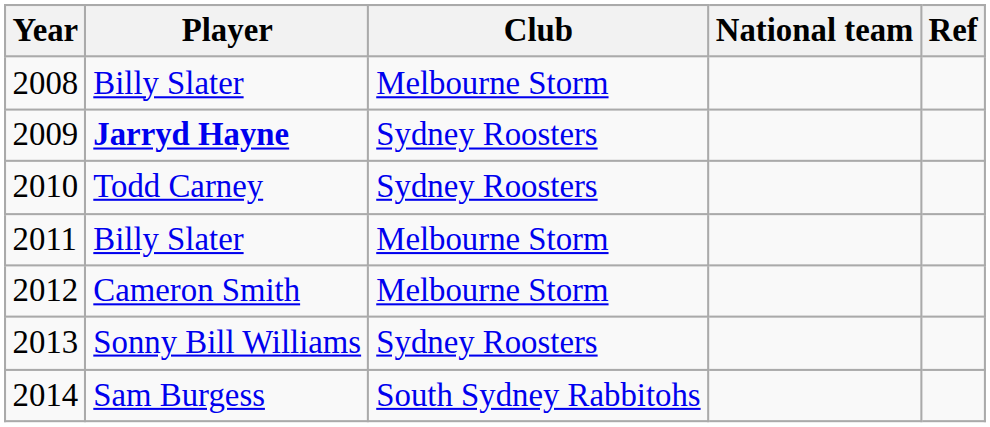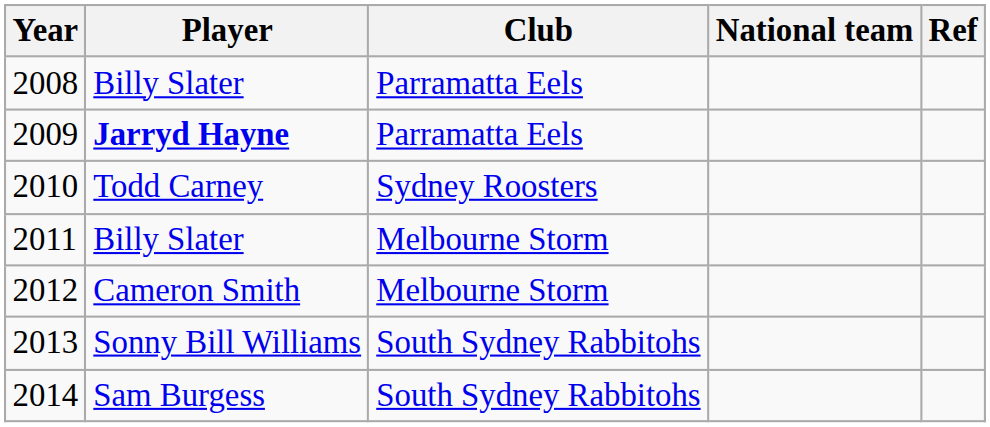(492, 82) Melbourne Storm -> (480, 82) Parramatta Eels
(487, 134) Sydney Roosters -> (480, 134) Parramatta Eels
(487, 342) Sydney Roosters -> (538, 342) South Sydney Rabbitohs
